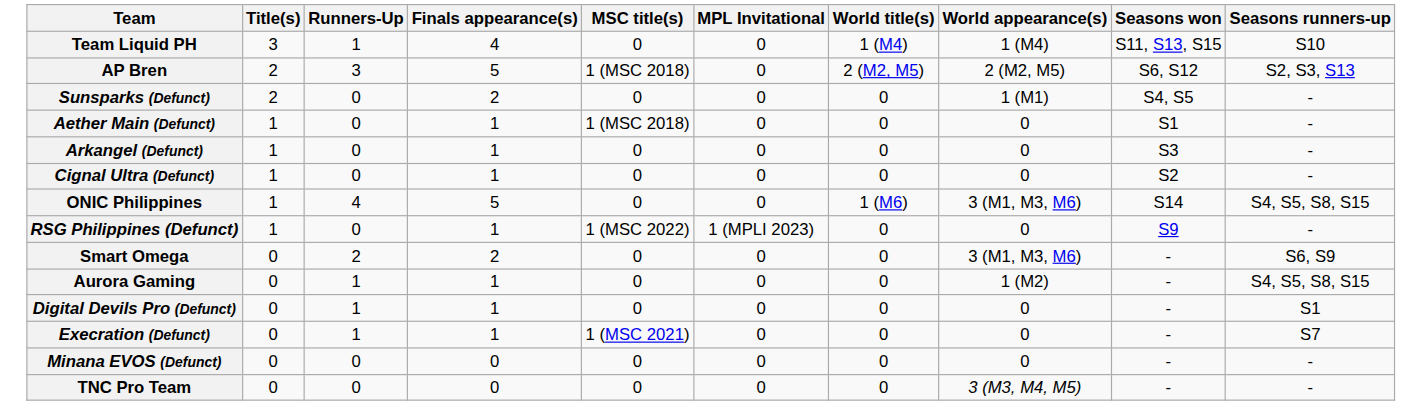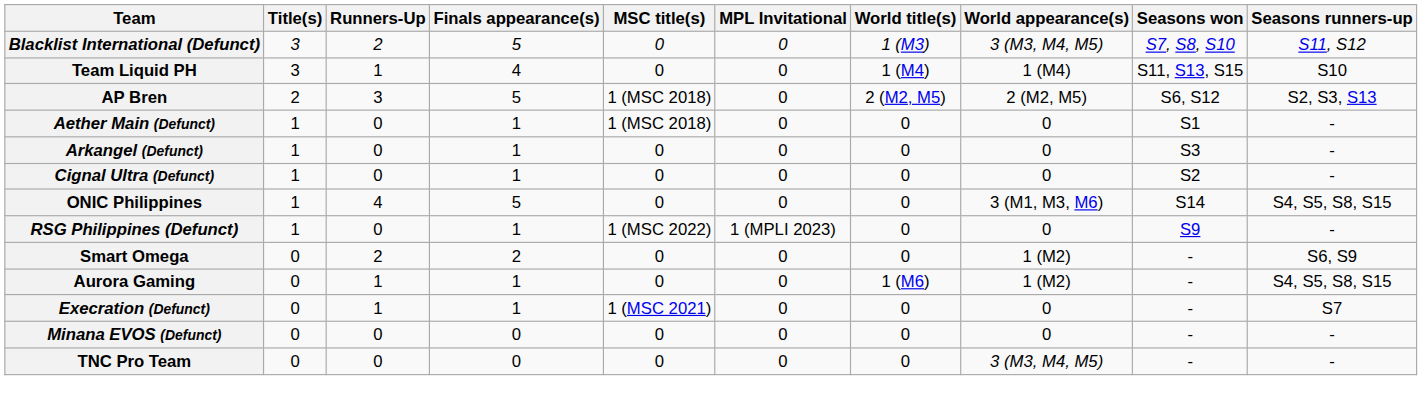+ row: (134, 45)
- row: (134, 97)
(884, 203) 1 (M6) -> (906, 203) 0
(1025, 256) 3 (M1, M3, M6) -> (1047, 256) 1 (M2)
(884, 282) 0 -> (906, 282) 1 (M6)
- row: (134, 308)
